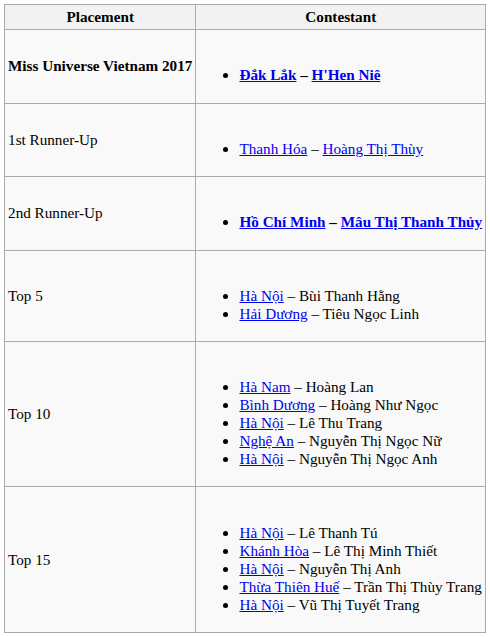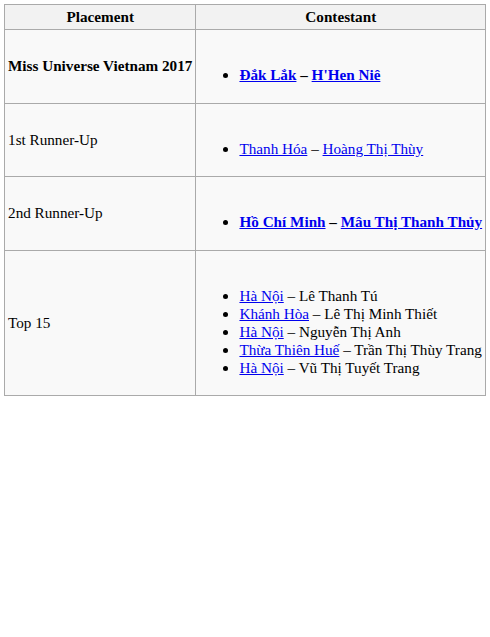- row: (25, 295)
- row: (29, 414)
